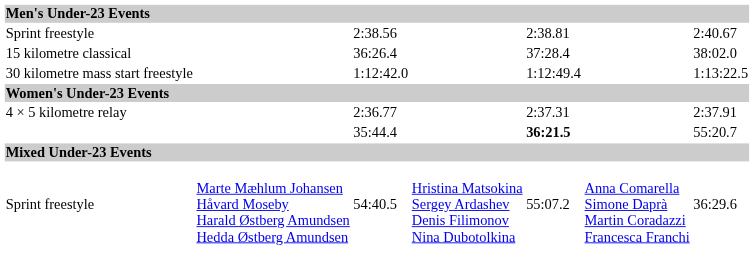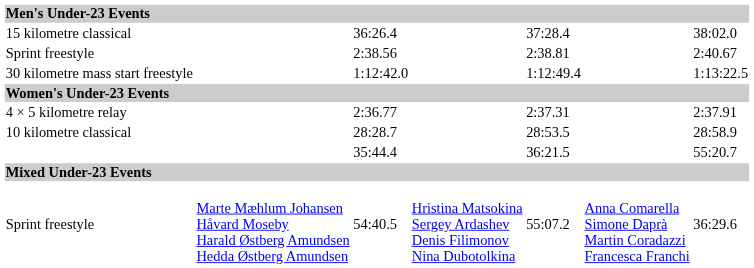rows swapped: (375, 33) <-> (375, 53)
+ row: (375, 132)
(548, 132) bold -> (548, 152) normal
